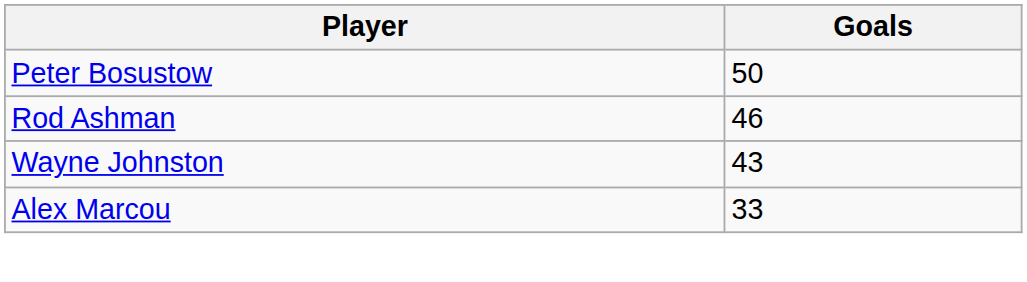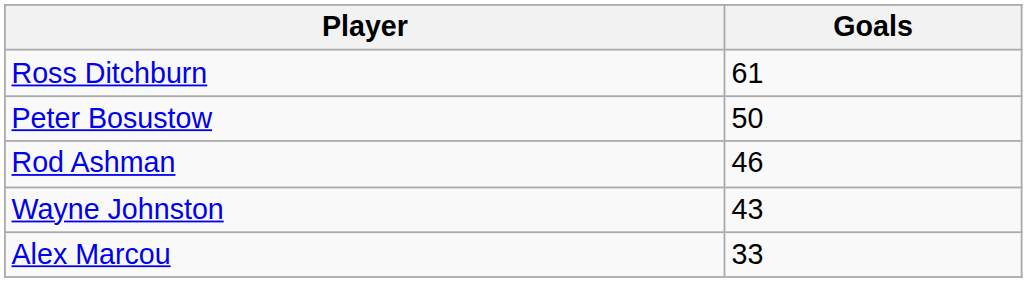+ row: (109, 72)
